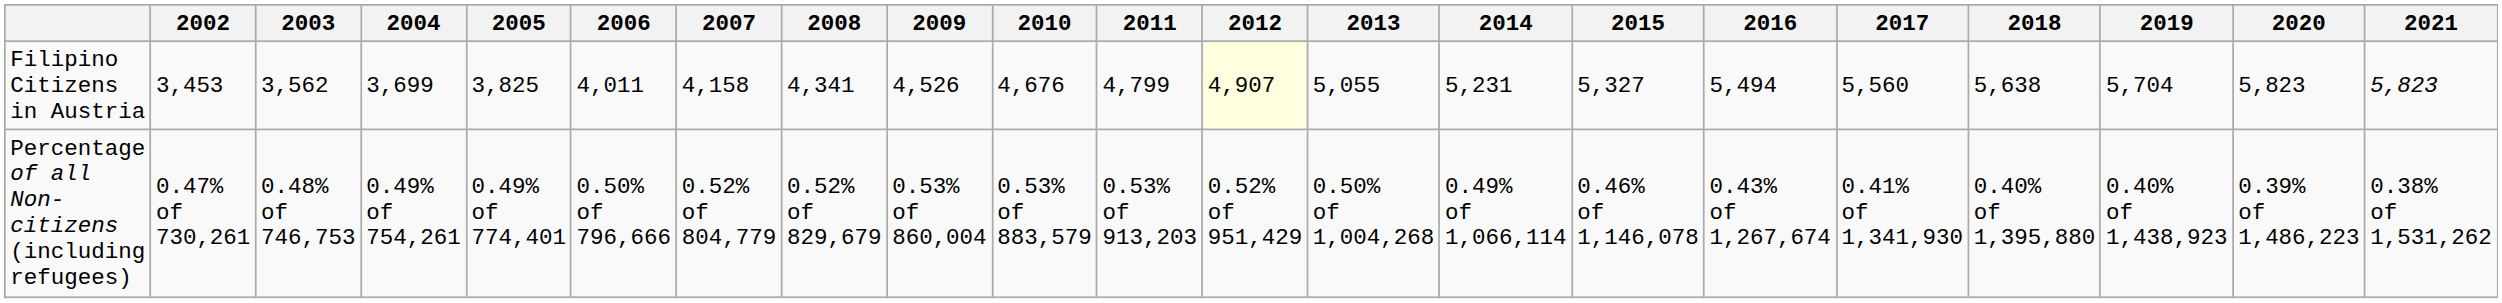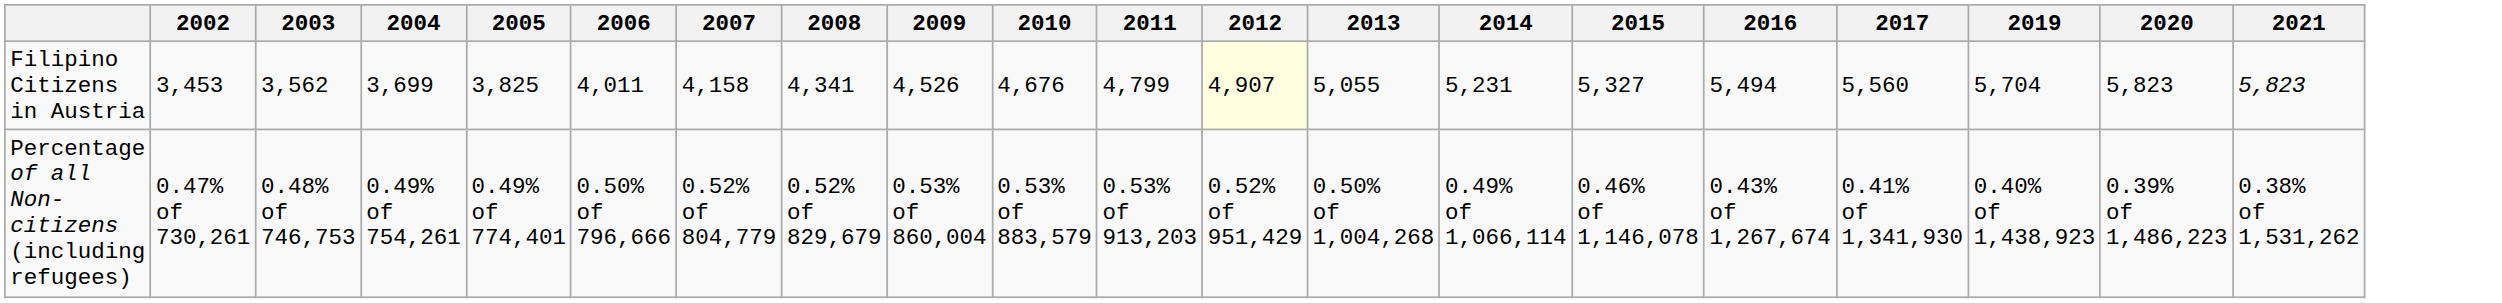- column: (2035, 23)
